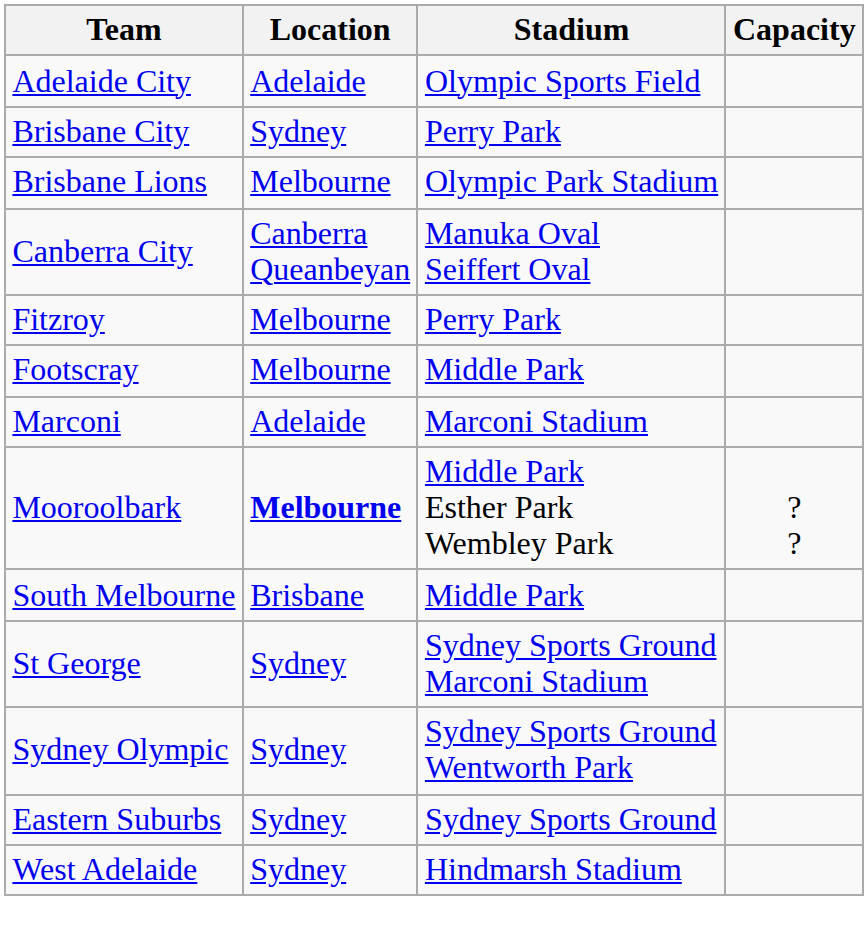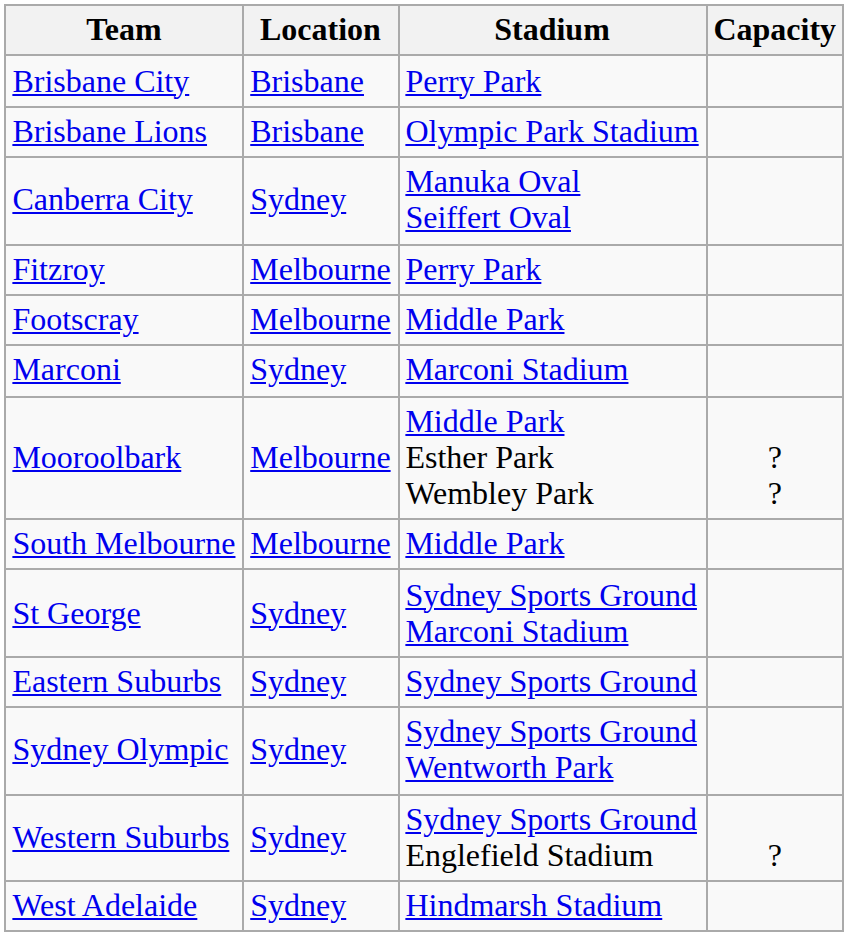- row: (102, 80)
(298, 131) Sydney -> (307, 80) Brisbane
(320, 182) Melbourne -> (307, 131) Brisbane
(330, 250) Canberra Queanbeyan -> (298, 200) Sydney
(308, 421) Adelaide -> (298, 370) Sydney
(326, 507) bold -> (320, 457) normal
(307, 594) Brisbane -> (320, 543) Melbourne
rows swapped: (117, 818) <-> (120, 750)
+ row: (121, 836)
